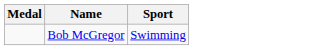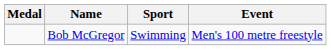+ column: (257, 14)
